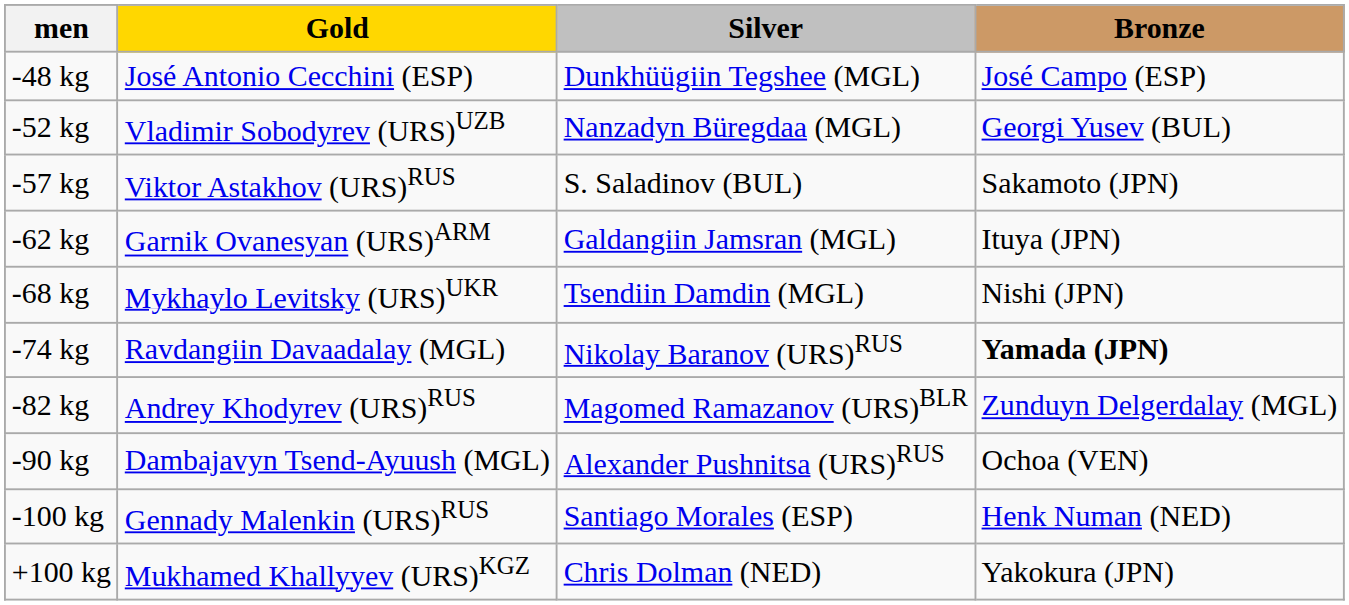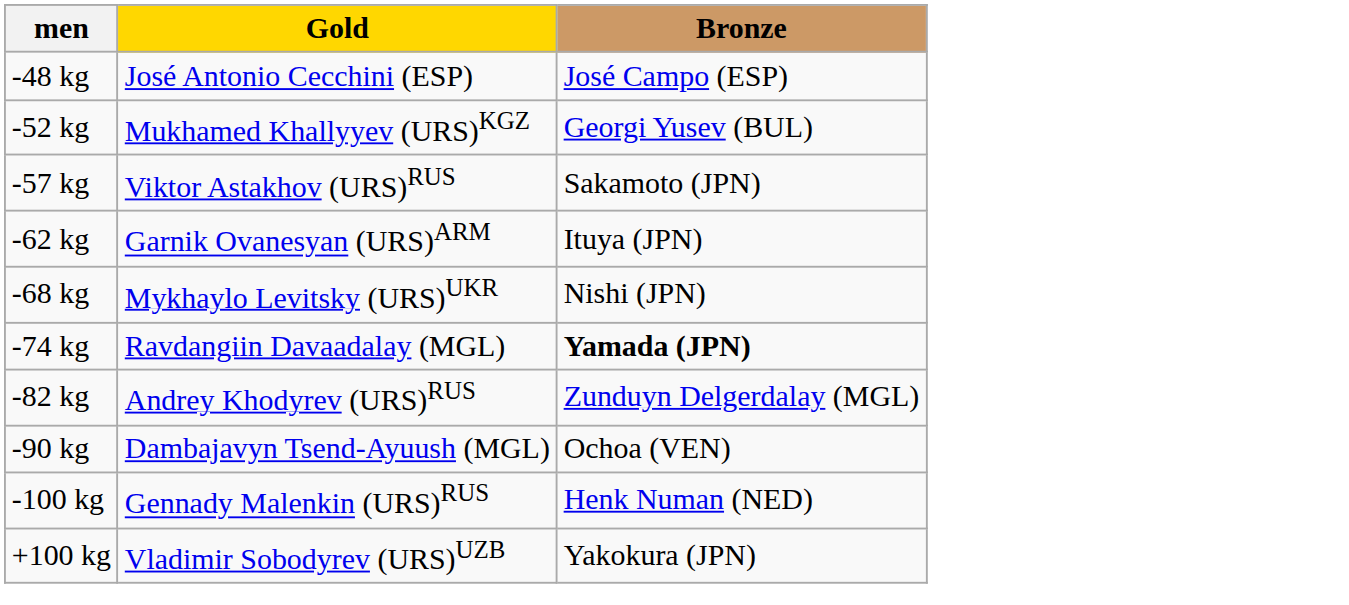- column: (766, 28)
(315, 127) Vladimir Sobodyrev (URS)UZB -> (327, 127) Mukhamed Khallyyev (URS)KGZ
(327, 571) Mukhamed Khallyyev (URS)KGZ -> (315, 555) Vladimir Sobodyrev (URS)UZB
